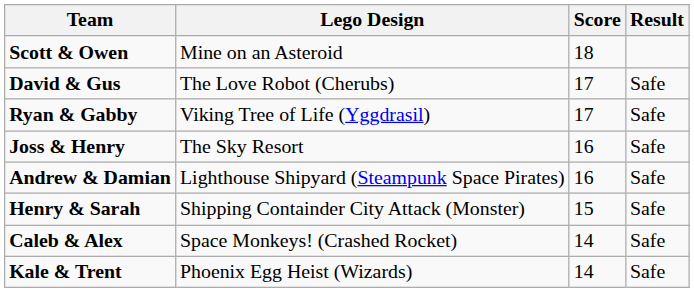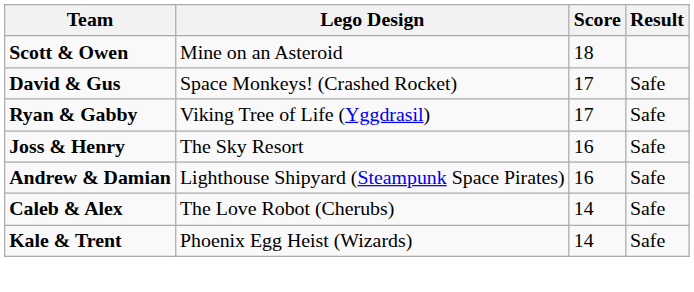(287, 83) The Love Robot (Cherubs) -> (319, 83) Space Monkeys! (Crashed Rocket)
- row: (75, 209)
(319, 240) Space Monkeys! (Crashed Rocket) -> (287, 209) The Love Robot (Cherubs)
